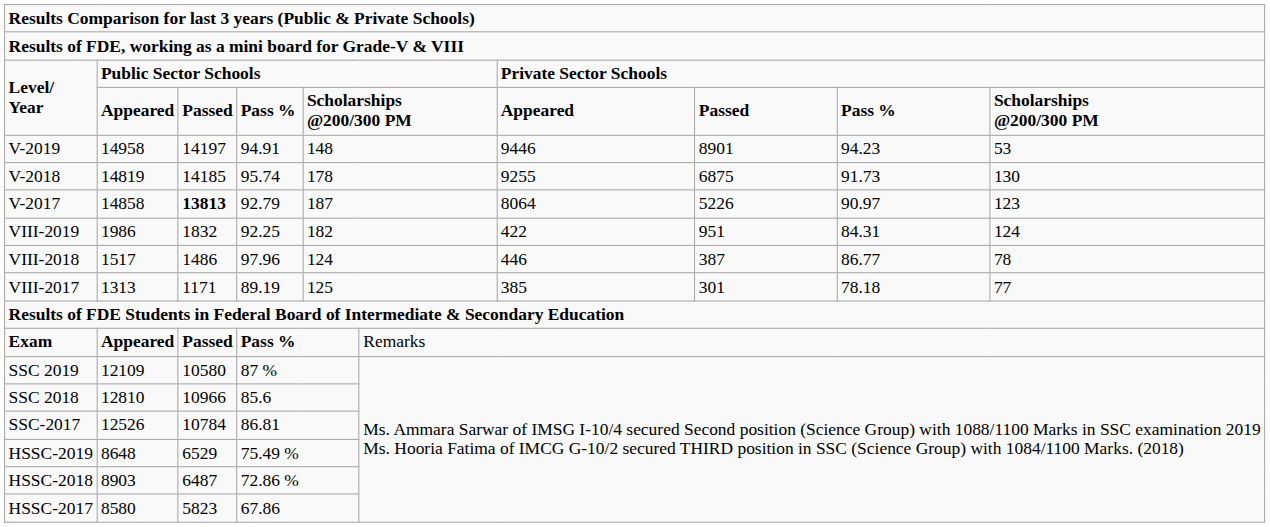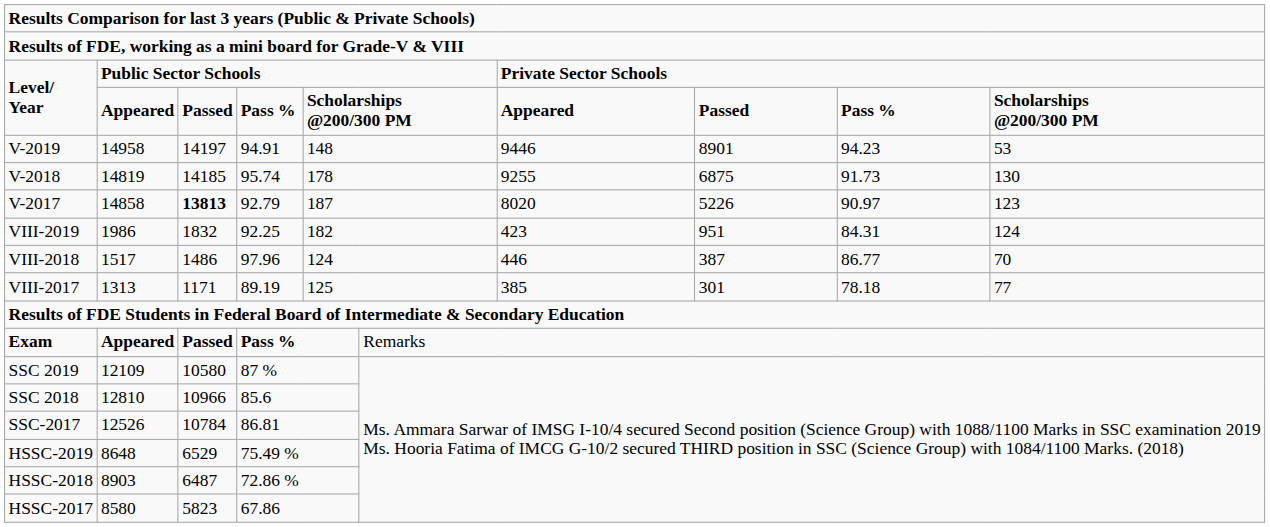(518, 203) 8064 -> (518, 203) 8020
(514, 231) 422 -> (514, 231) 423
(1003, 259) 78 -> (1003, 259) 70
